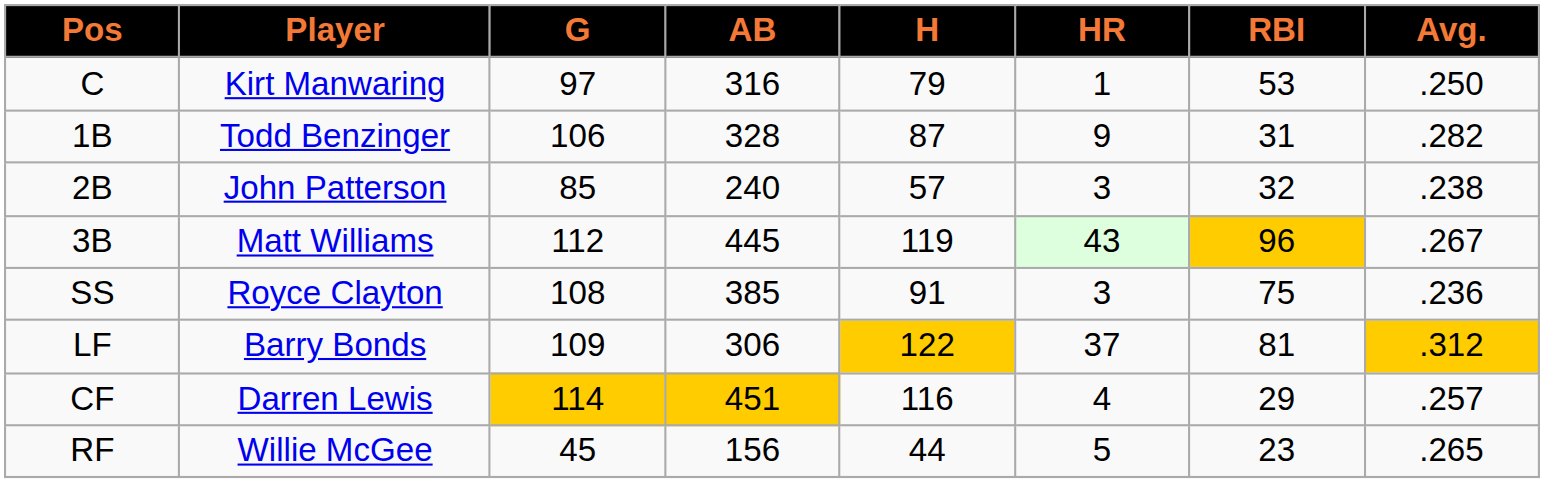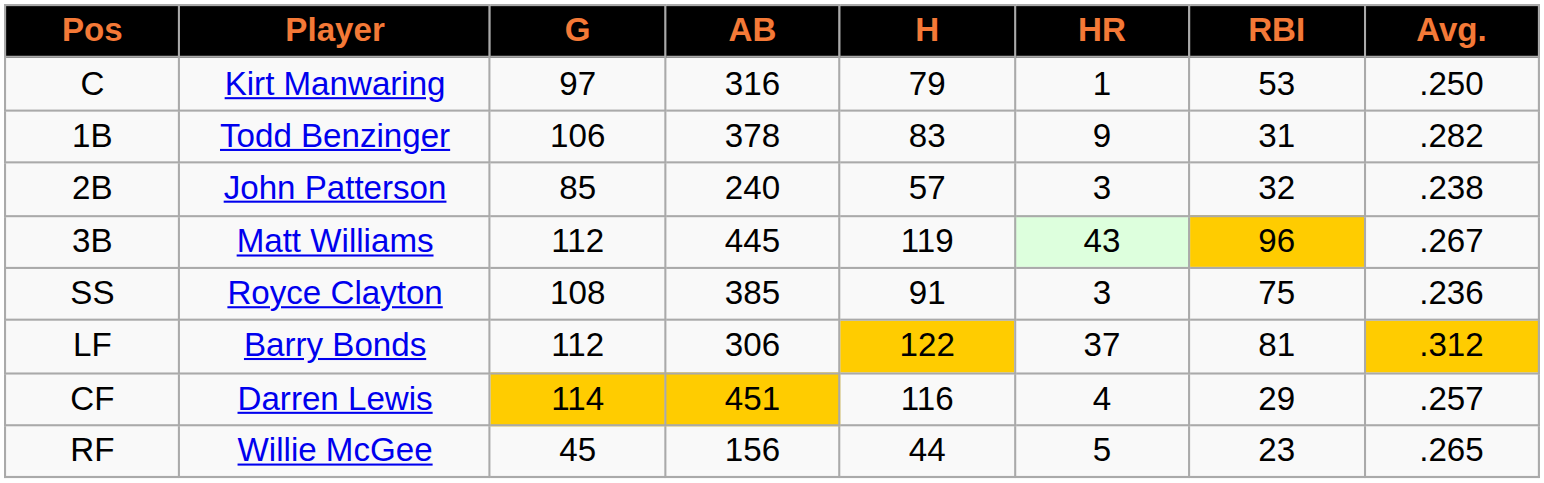(752, 135) 328 -> (752, 135) 378
(927, 135) 87 -> (927, 135) 83
(578, 345) 109 -> (578, 345) 112
